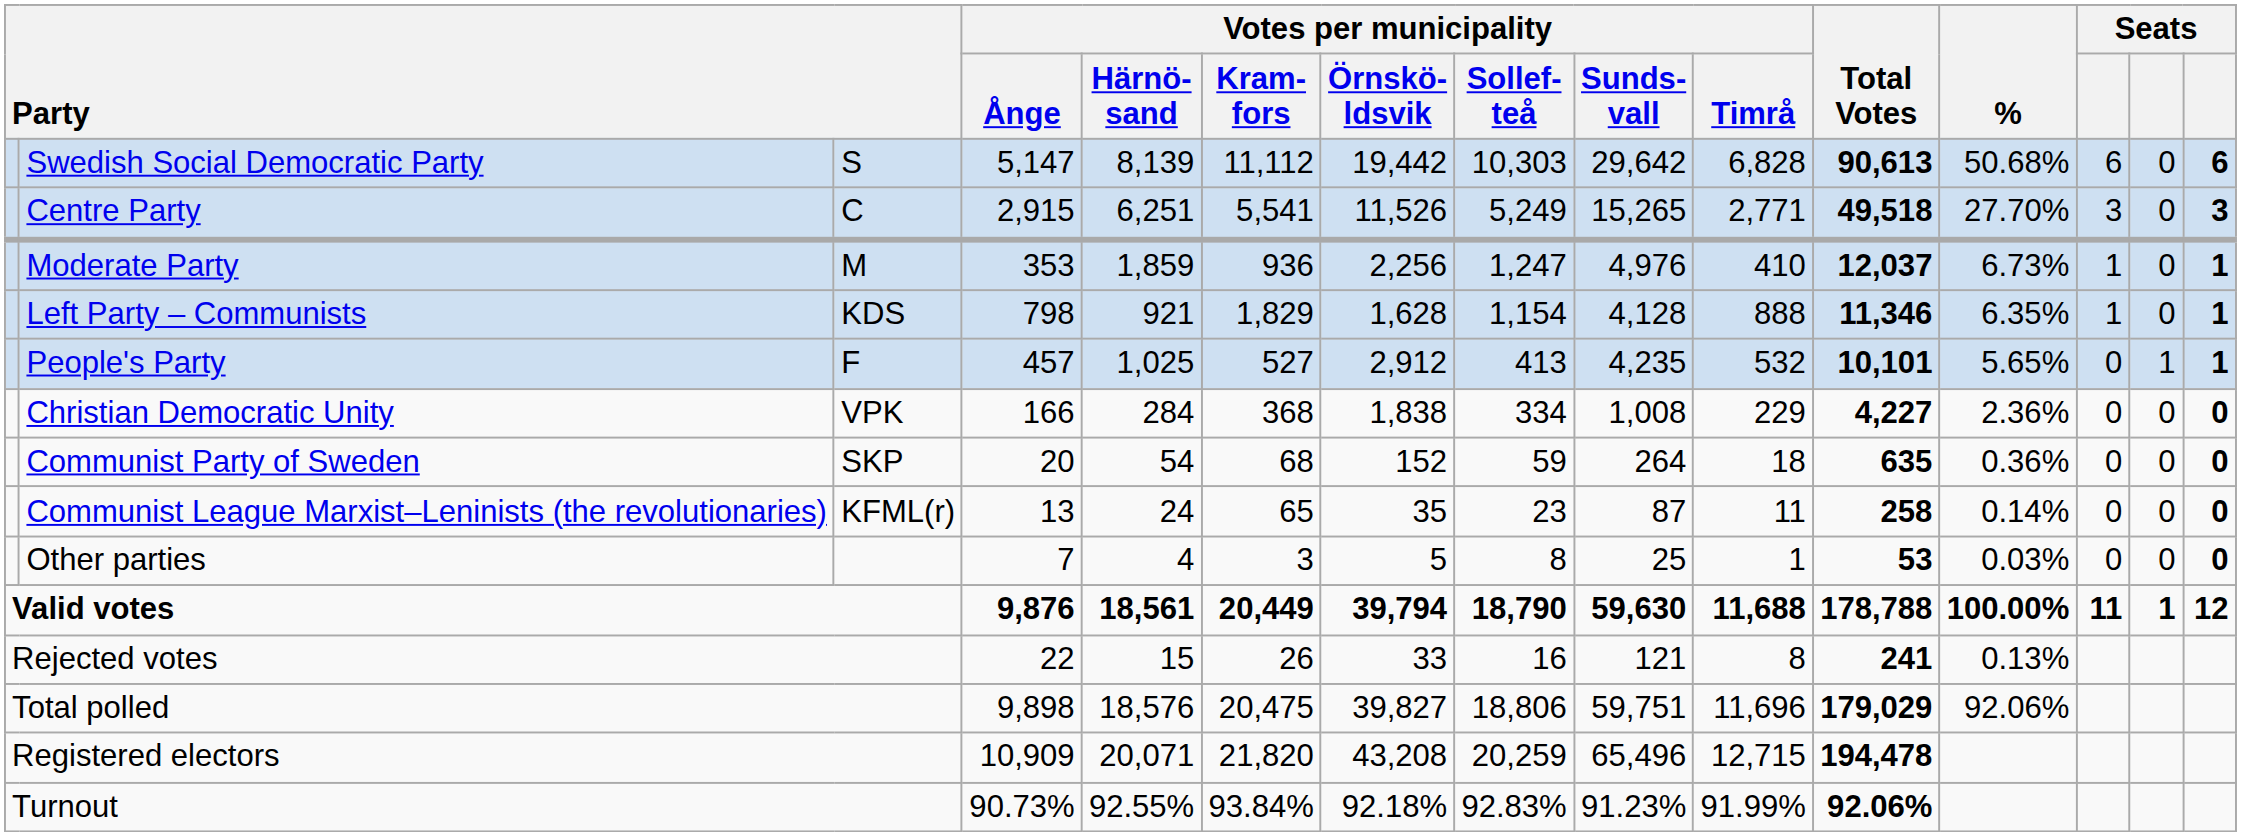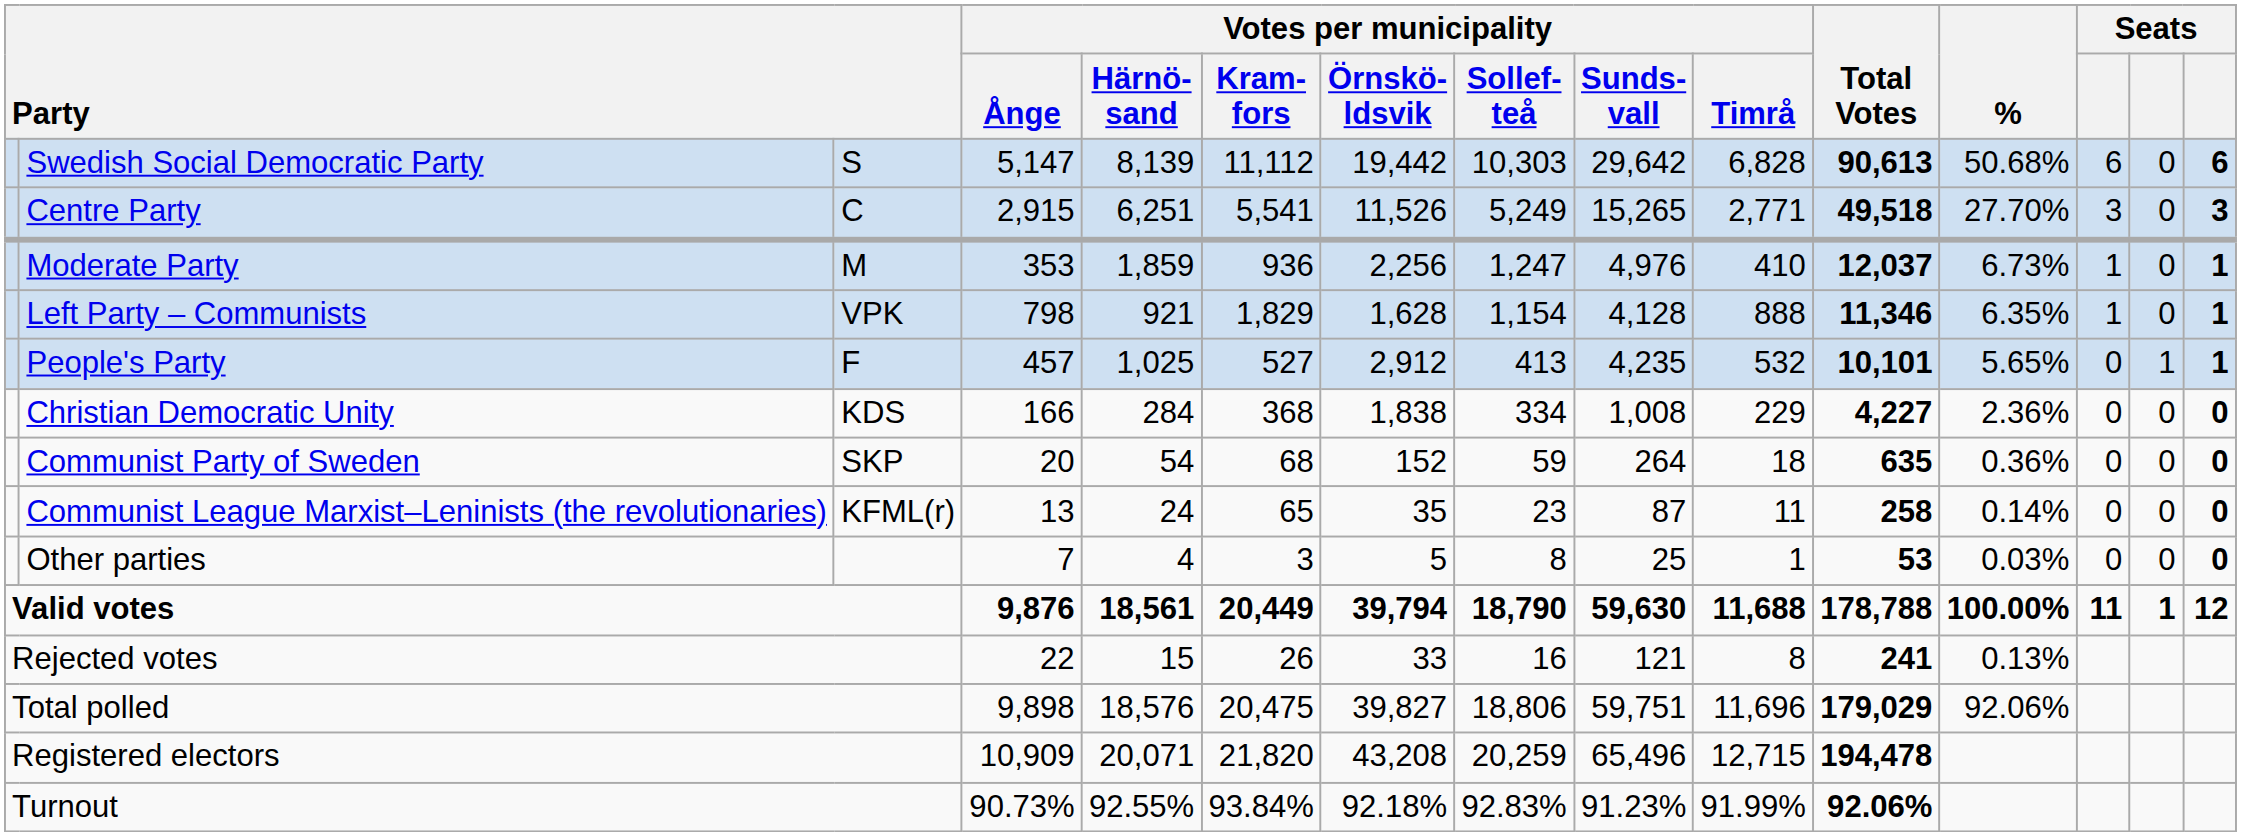(873, 314) KDS -> (872, 314) VPK
(872, 412) VPK -> (873, 412) KDS
